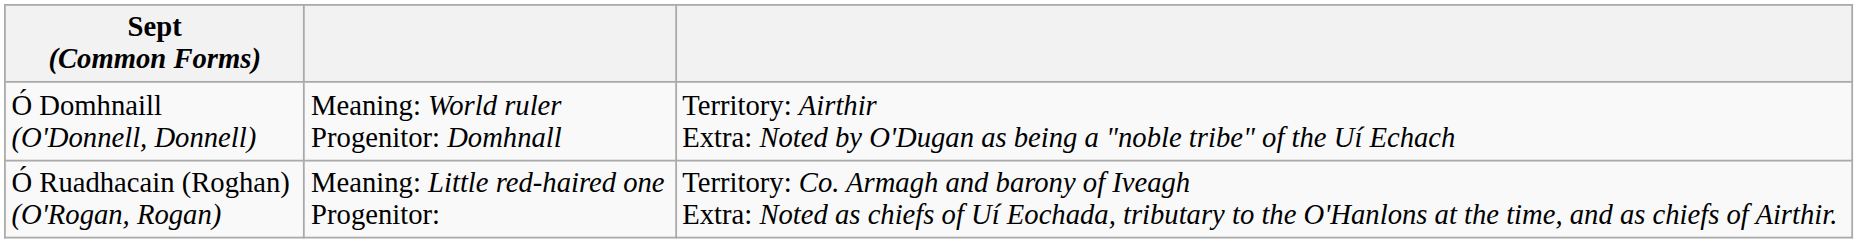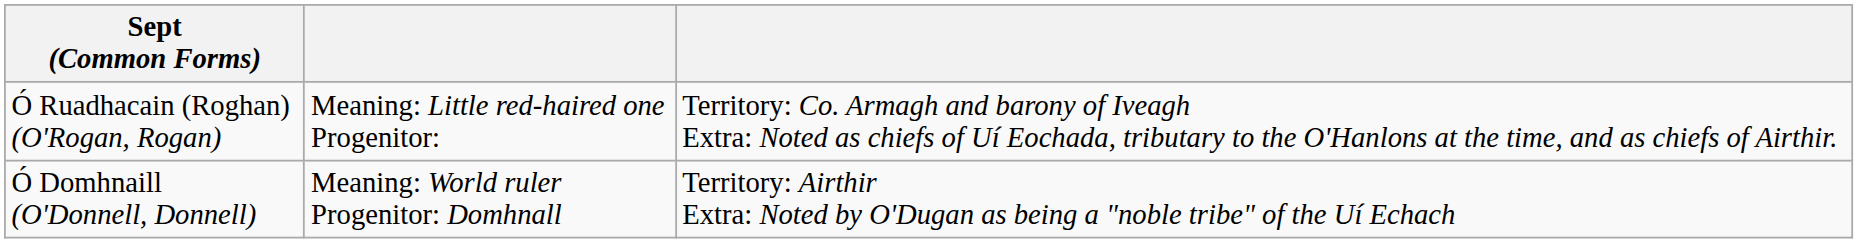rows swapped: (151, 198) <-> (134, 120)
